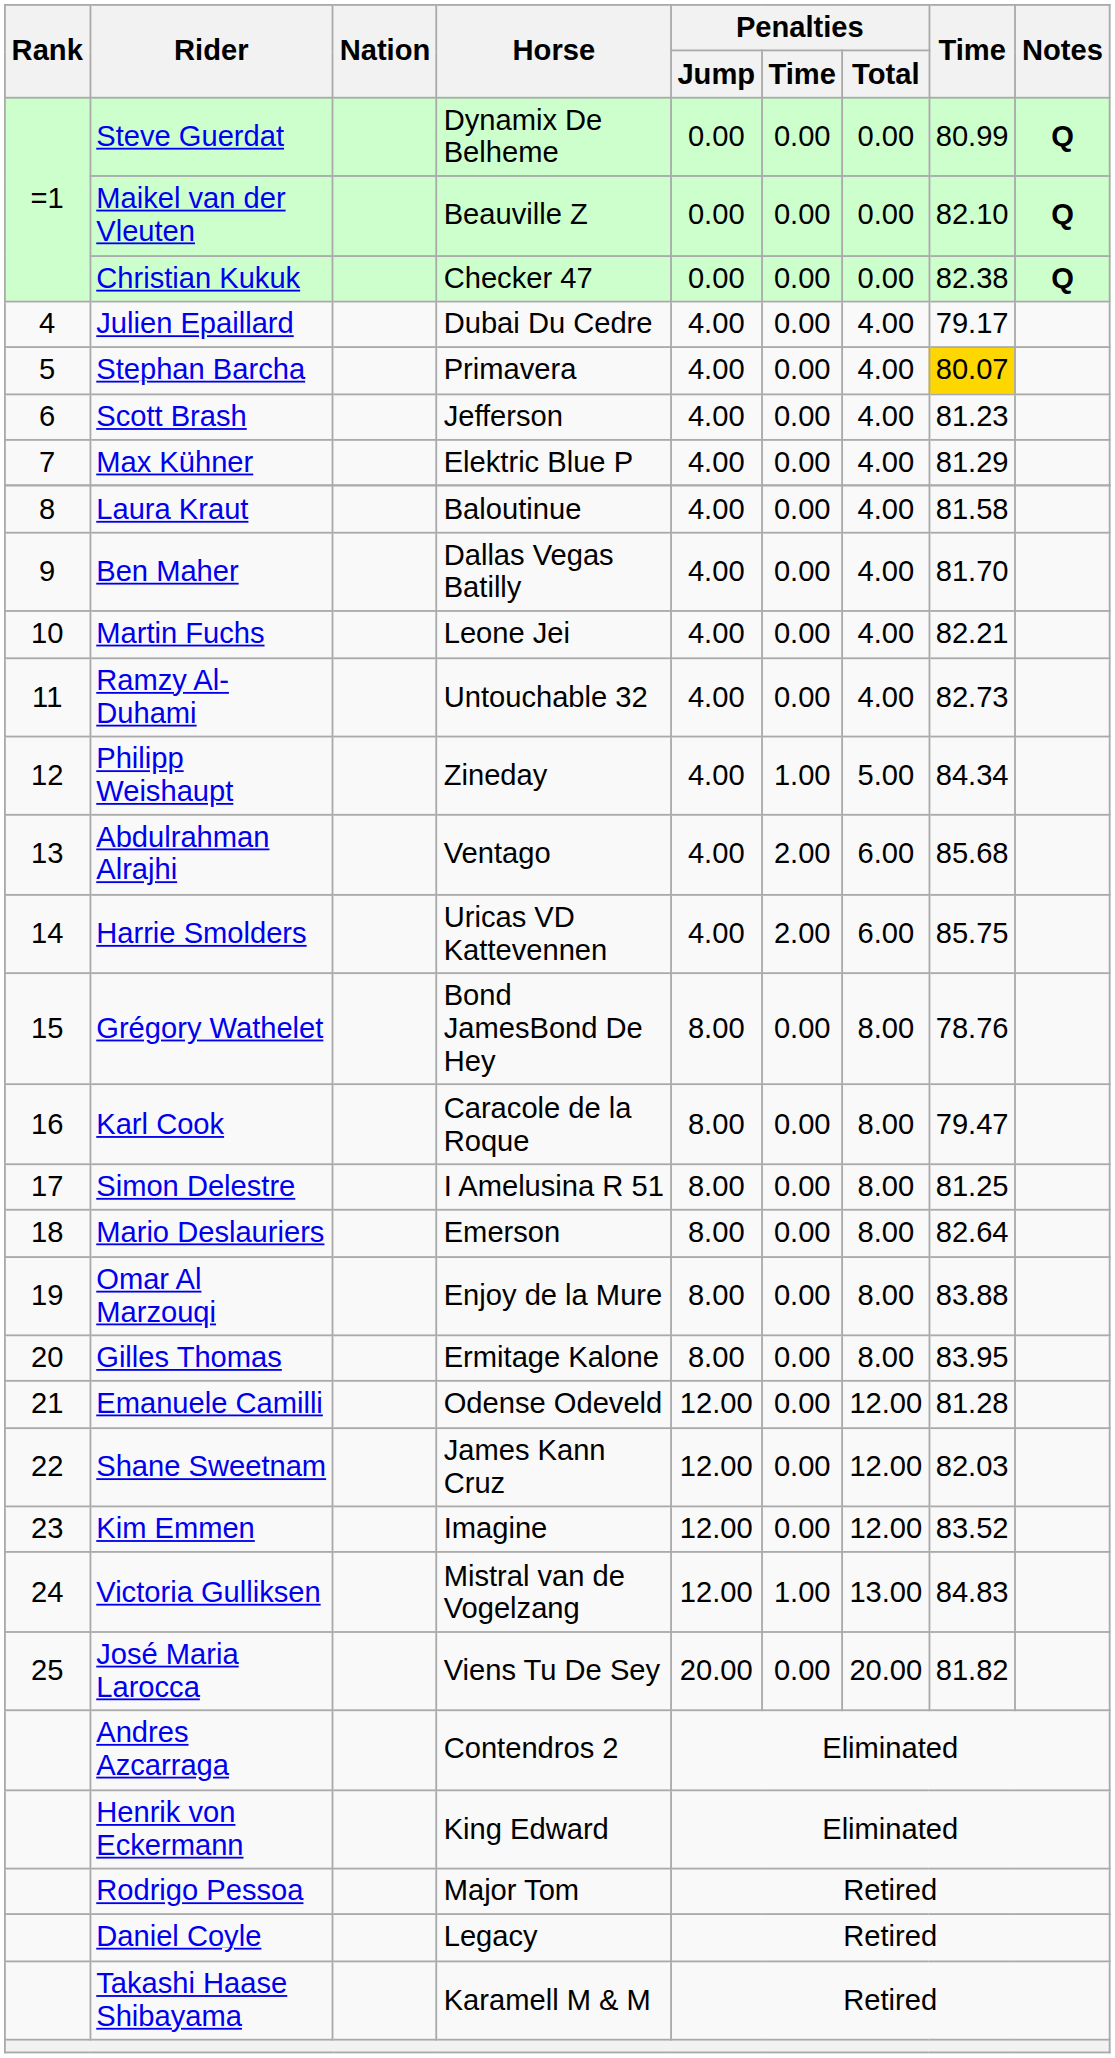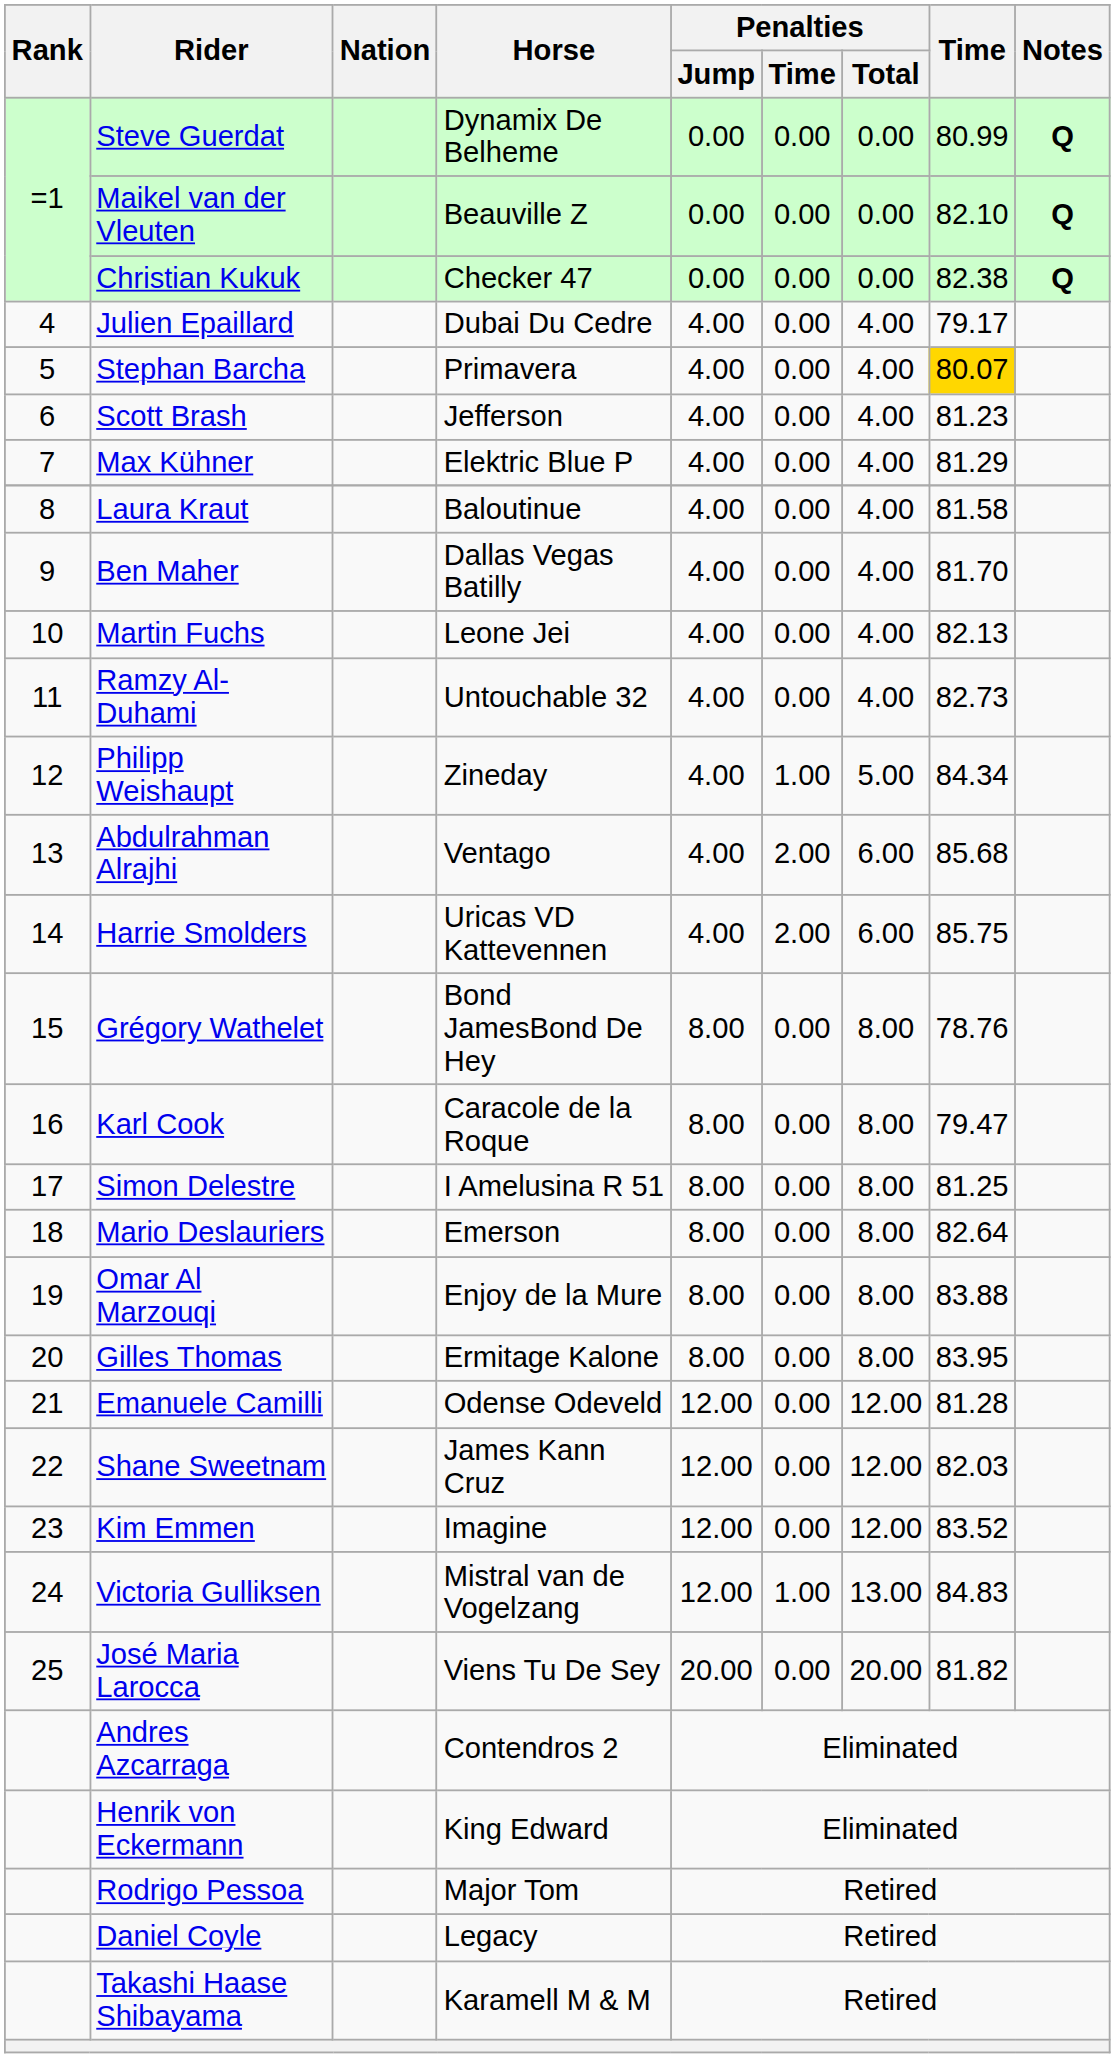(972, 633) 82.21 -> (972, 633) 82.13
